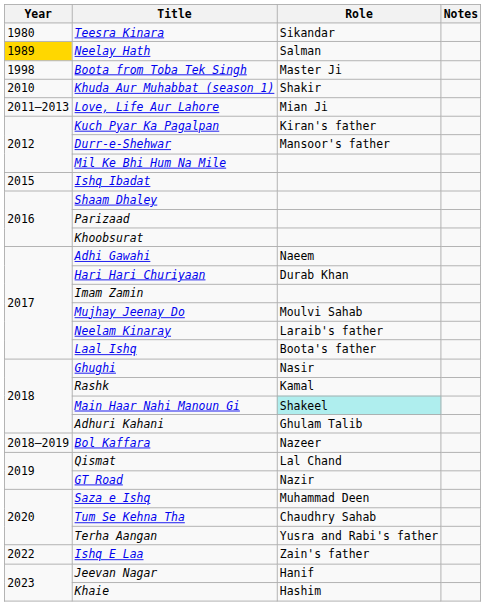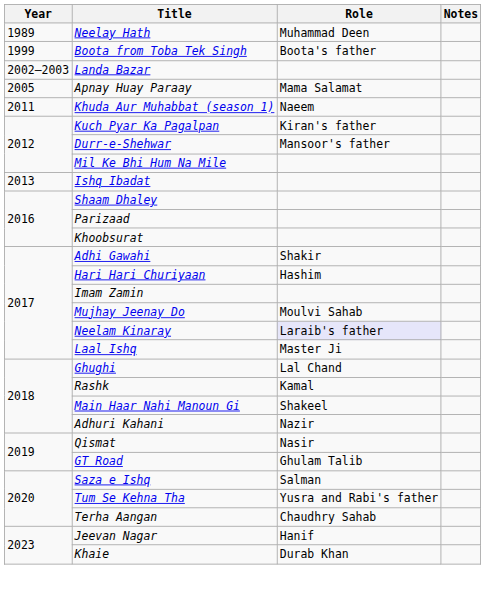- row: (119, 32)
(21, 51) gold background -> (21, 32) no background
(300, 51) Salman -> (325, 32) Muhammad Deen
(21, 70) 1998 -> (21, 51) 1999
(311, 70) Master Ji -> (328, 51) Boota's father
+ row: (112, 70)
+ row: (133, 88)
(21, 88) 2010 -> (21, 107) 2011
(300, 88) Shakir -> (297, 107) Naeem
- row: (147, 107)
(21, 182) 2015 -> (21, 182) 2013
(297, 256) Naeem -> (300, 256) Shakir
(314, 275) Durab Khan -> (300, 275) Hashim
(331, 331) no background -> (331, 331) lavender background
(328, 349) Boota's father -> (311, 349) Master Ji
(297, 368) Nasir -> (311, 368) Lal Chand
(304, 405) paleturquoise background -> (304, 405) no background
(321, 424) Ghulam Talib -> (297, 424) Nazir
- row: (112, 443)
(311, 461) Lal Chand -> (297, 443) Nasir
(297, 480) Nazir -> (321, 461) Ghulam Talib
(325, 499) Muhammad Deen -> (300, 480) Salman
(328, 517) Chaudhry Sahab -> (359, 499) Yusra and Rabi's father
(359, 536) Yusra and Rabi's father -> (328, 517) Chaudhry Sahab
- row: (109, 554)
(300, 592) Hashim -> (314, 554) Durab Khan
